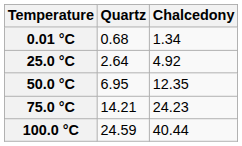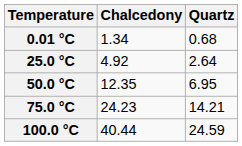columns swapped: (123, 15) <-> (194, 15)
